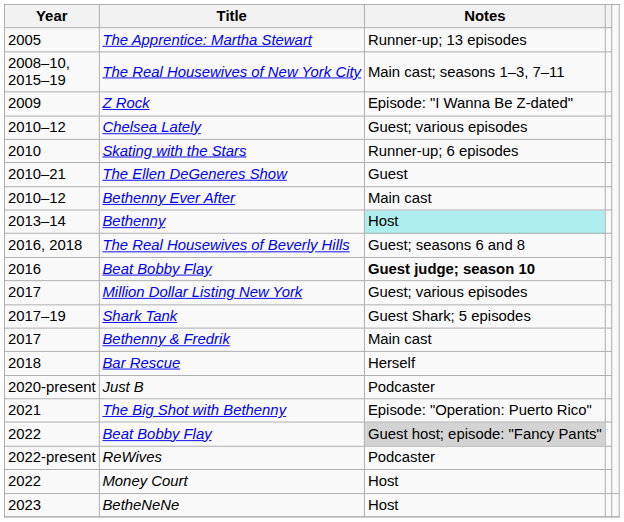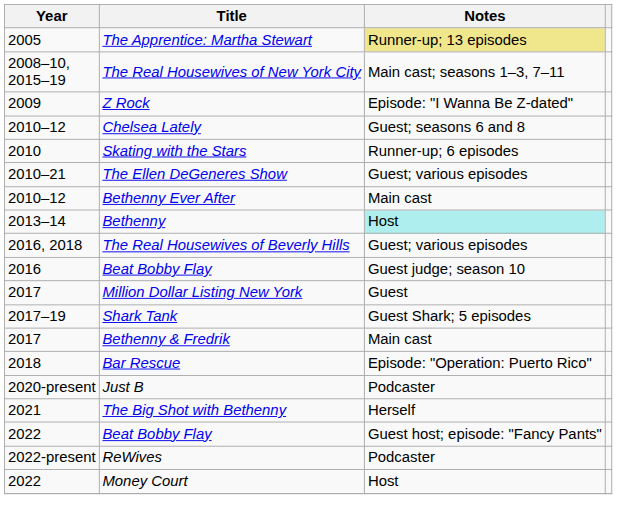(447, 39) no background -> (447, 39) khaki background
(448, 127) Guest; various episodes -> (446, 127) Guest; seasons 6 and 8
(388, 174) Guest -> (448, 174) Guest; various episodes
(446, 245) Guest; seasons 6 and 8 -> (448, 245) Guest; various episodes
(451, 269) bold -> (446, 269) normal
(448, 292) Guest; various episodes -> (388, 292) Guest
(391, 363) Herself -> (480, 363) Episode: "Operation: Puerto Rico"
(480, 410) Episode: "Operation: Puerto Rico" -> (391, 410) Herself
(485, 434) lightgrey background -> (485, 434) no background
- row: (24, 505)
